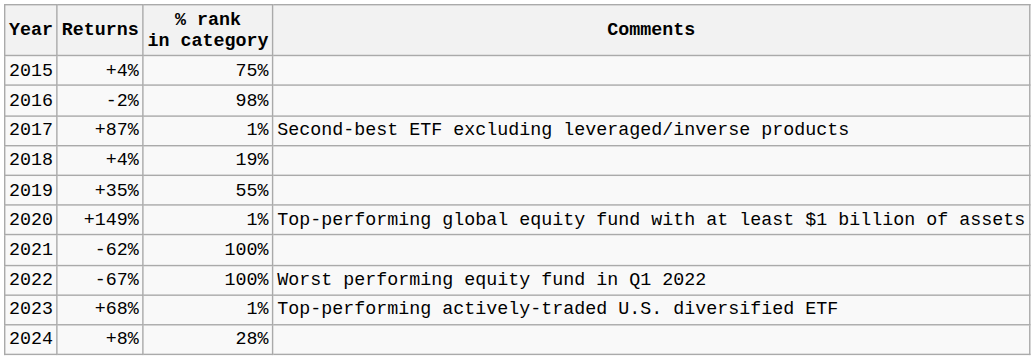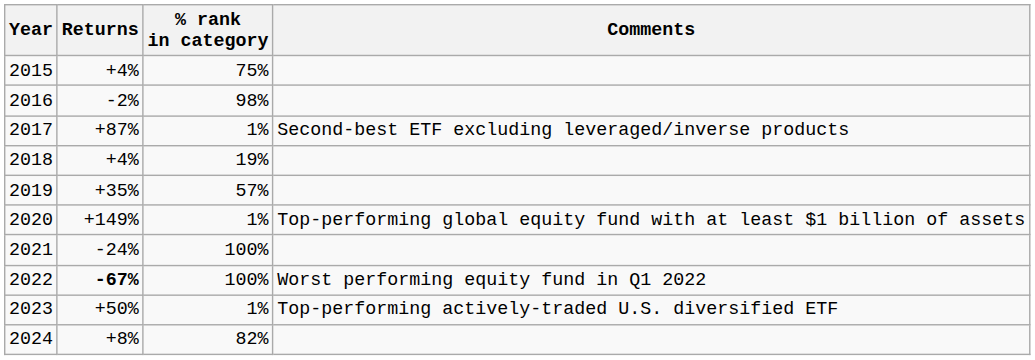(252, 190) 55% -> (252, 190) 57%
(117, 250) -62% -> (117, 250) -24%
(117, 280) normal -> (117, 280) bold
(117, 310) +68% -> (117, 310) +50%
(252, 340) 28% -> (252, 340) 82%
